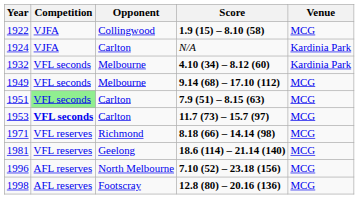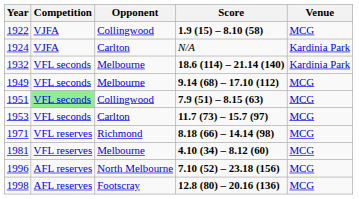(224, 64) 4.10 (34) – 8.12 (60) -> (231, 64) 18.6 (114) – 21.14 (140)
(115, 99) Carlton -> (126, 99) Collingwood
(63, 116) bold -> (62, 116) normal
(117, 151) Geelong -> (121, 151) Melbourne
(232, 151) 18.6 (114) – 21.14 (140) -> (223, 151) 4.10 (34) – 8.12 (60)
